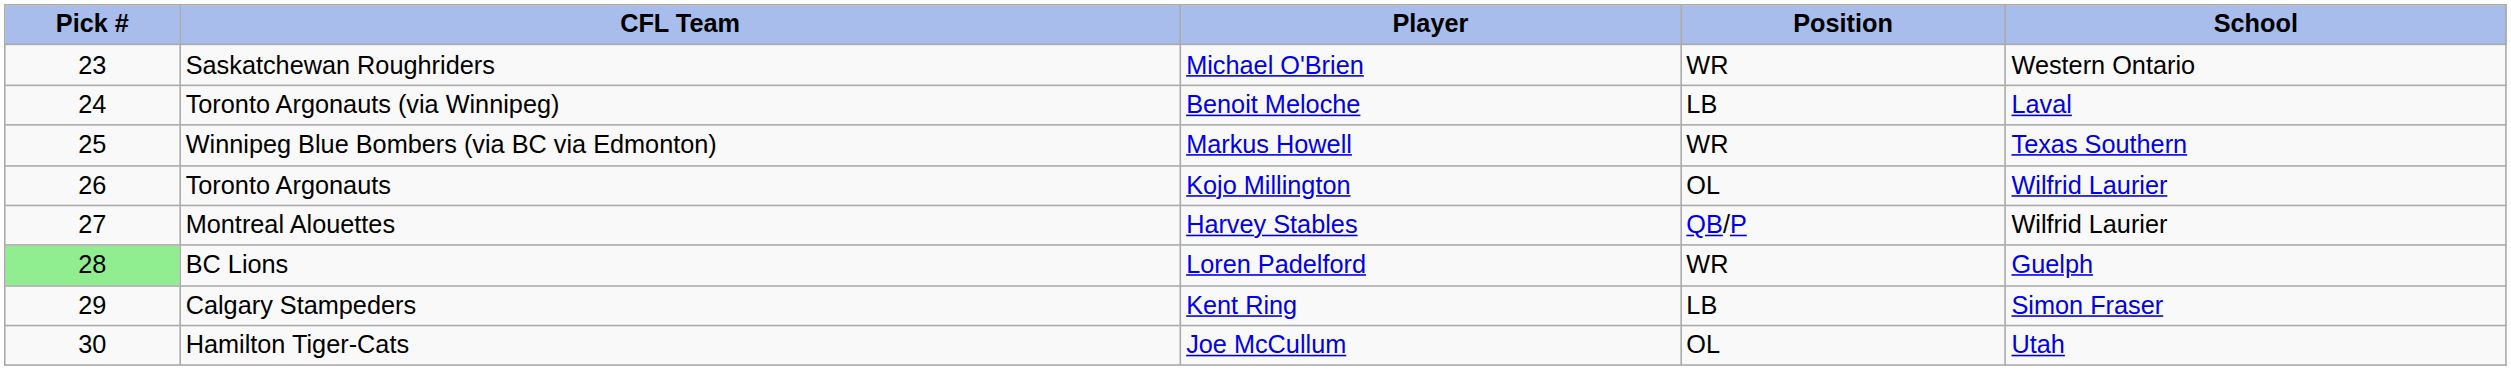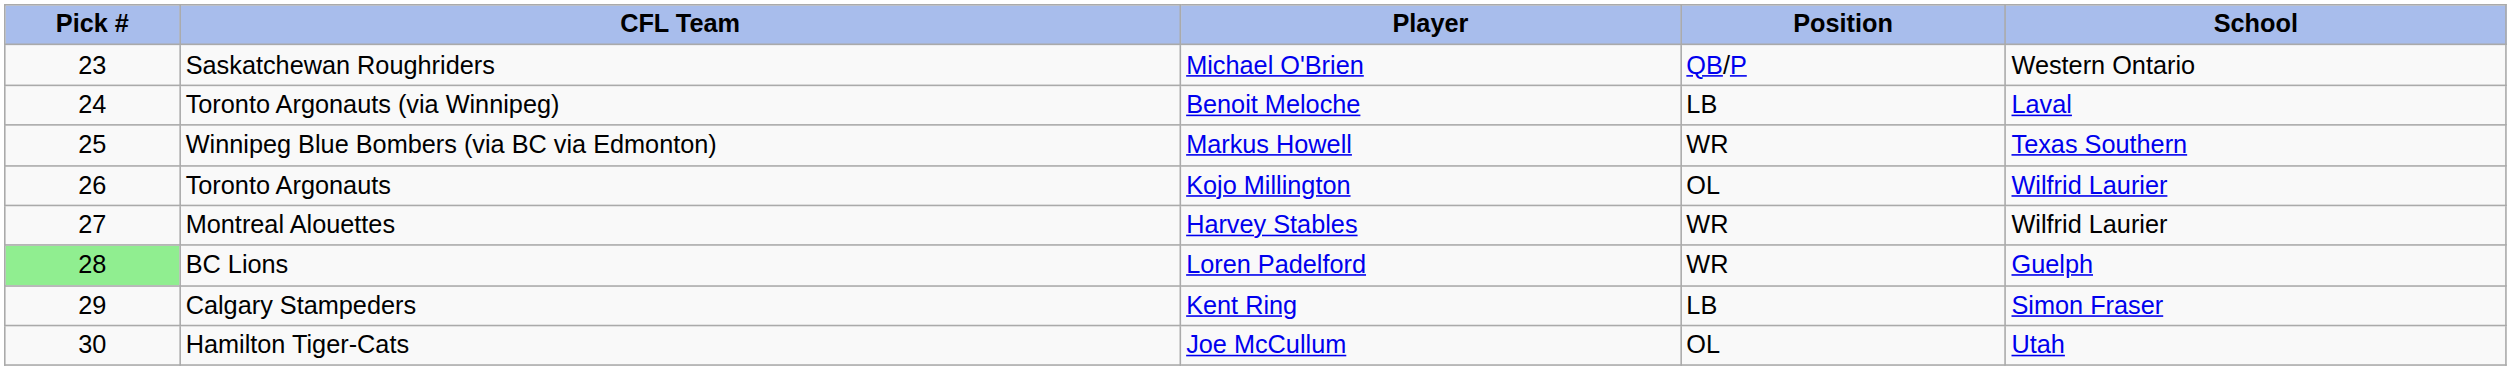(1707, 64) WR -> (1717, 64) QB/P
(1717, 225) QB/P -> (1707, 225) WR
